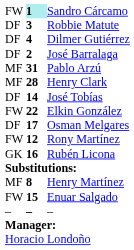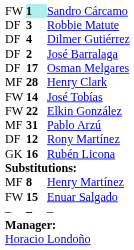rows swapped: (88, 125) <-> (74, 68)
(13, 96) DF -> (14, 96) FW
(14, 139) FW -> (13, 139) DF
